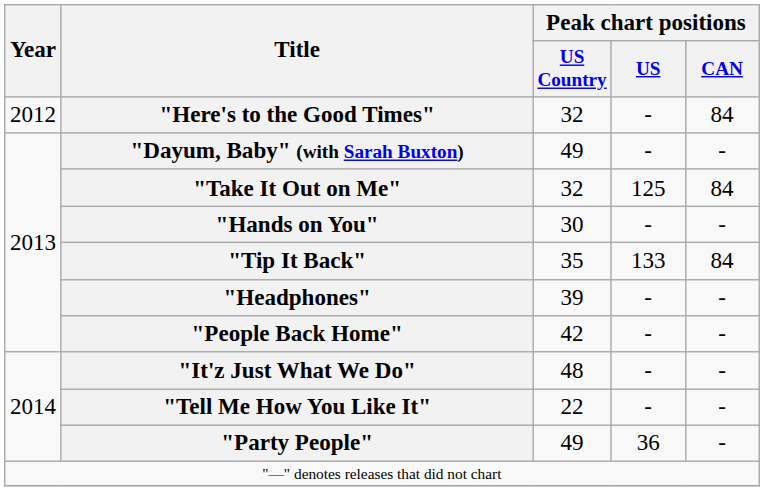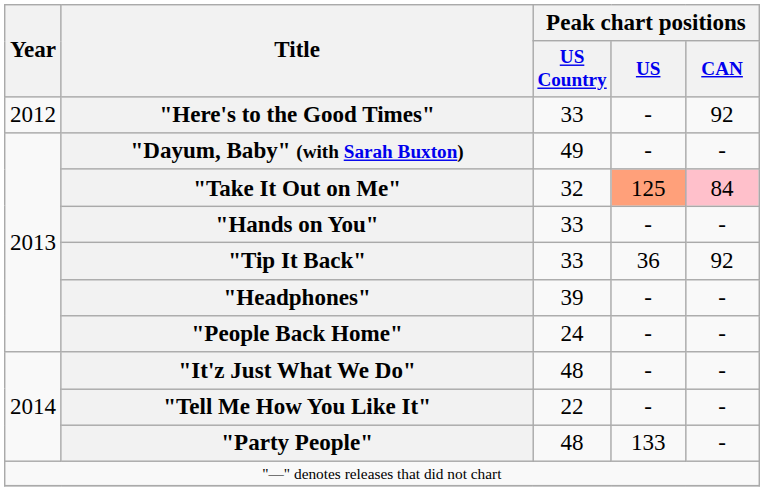(572, 114) 32 -> (572, 114) 33
(722, 114) 84 -> (722, 114) 92
(648, 187) no background -> (648, 187) lightsalmon background
(722, 187) no background -> (722, 187) pink background
(572, 224) 30 -> (572, 224) 33
(572, 260) 35 -> (572, 260) 33
(648, 260) 133 -> (648, 260) 36
(722, 260) 84 -> (722, 260) 92
(572, 333) 42 -> (572, 333) 24
(572, 443) 49 -> (572, 443) 48
(648, 443) 36 -> (648, 443) 133
